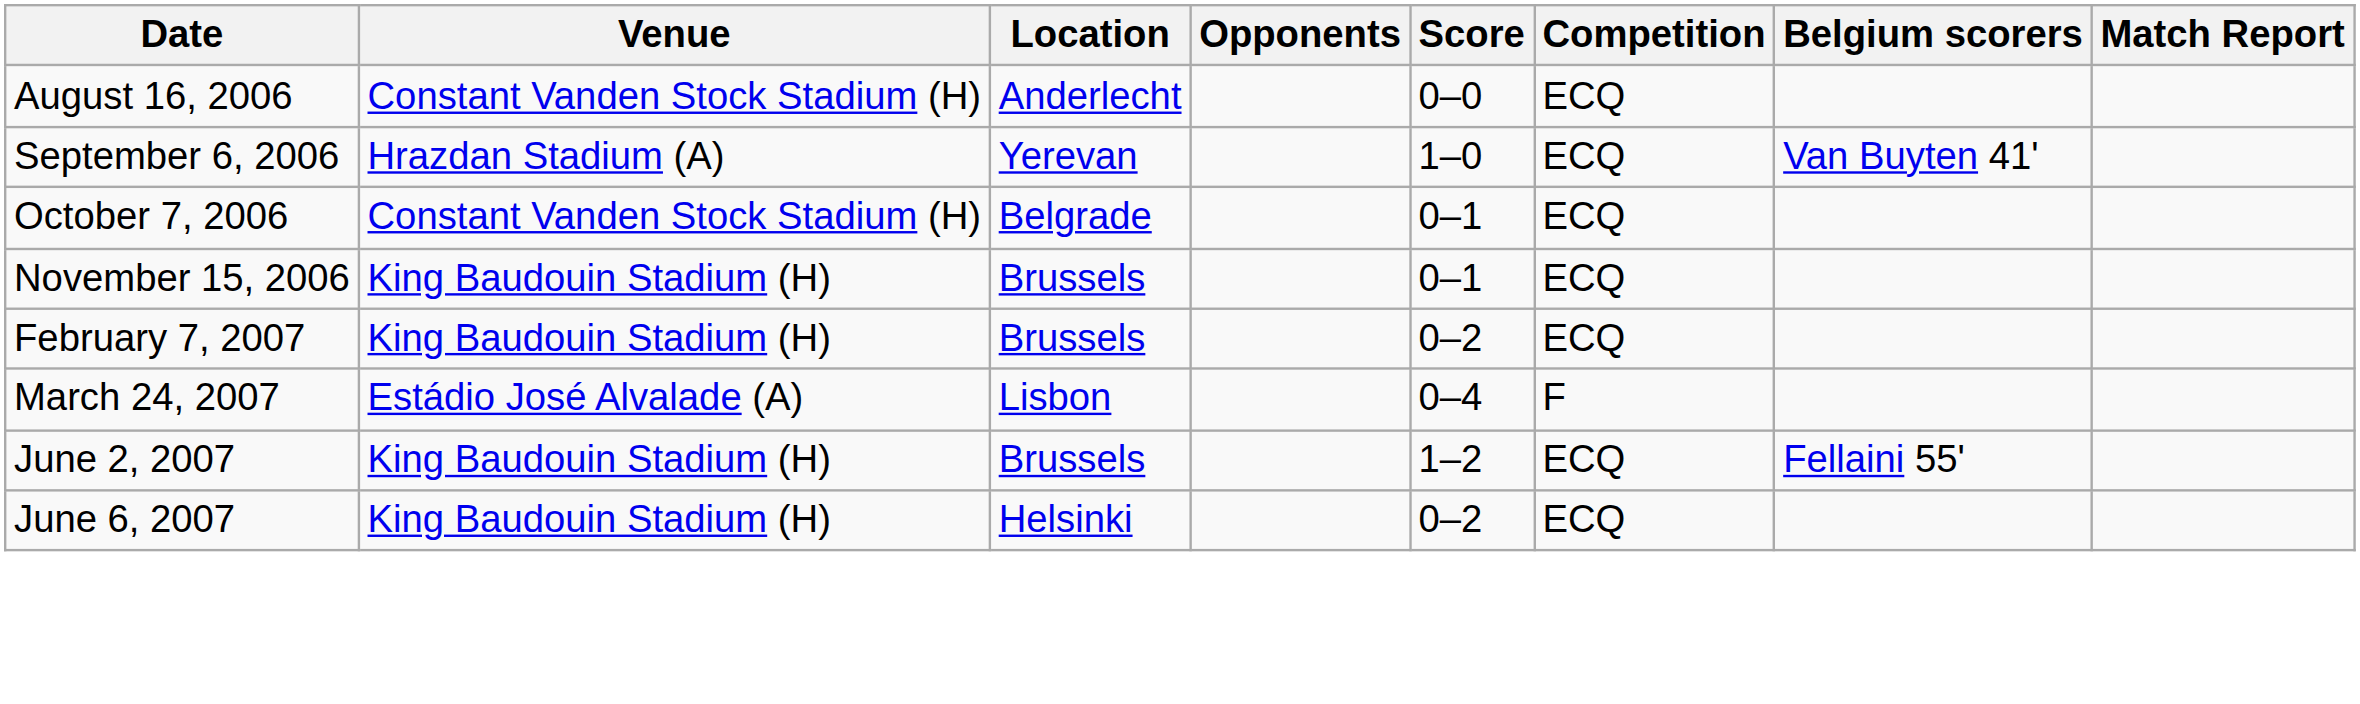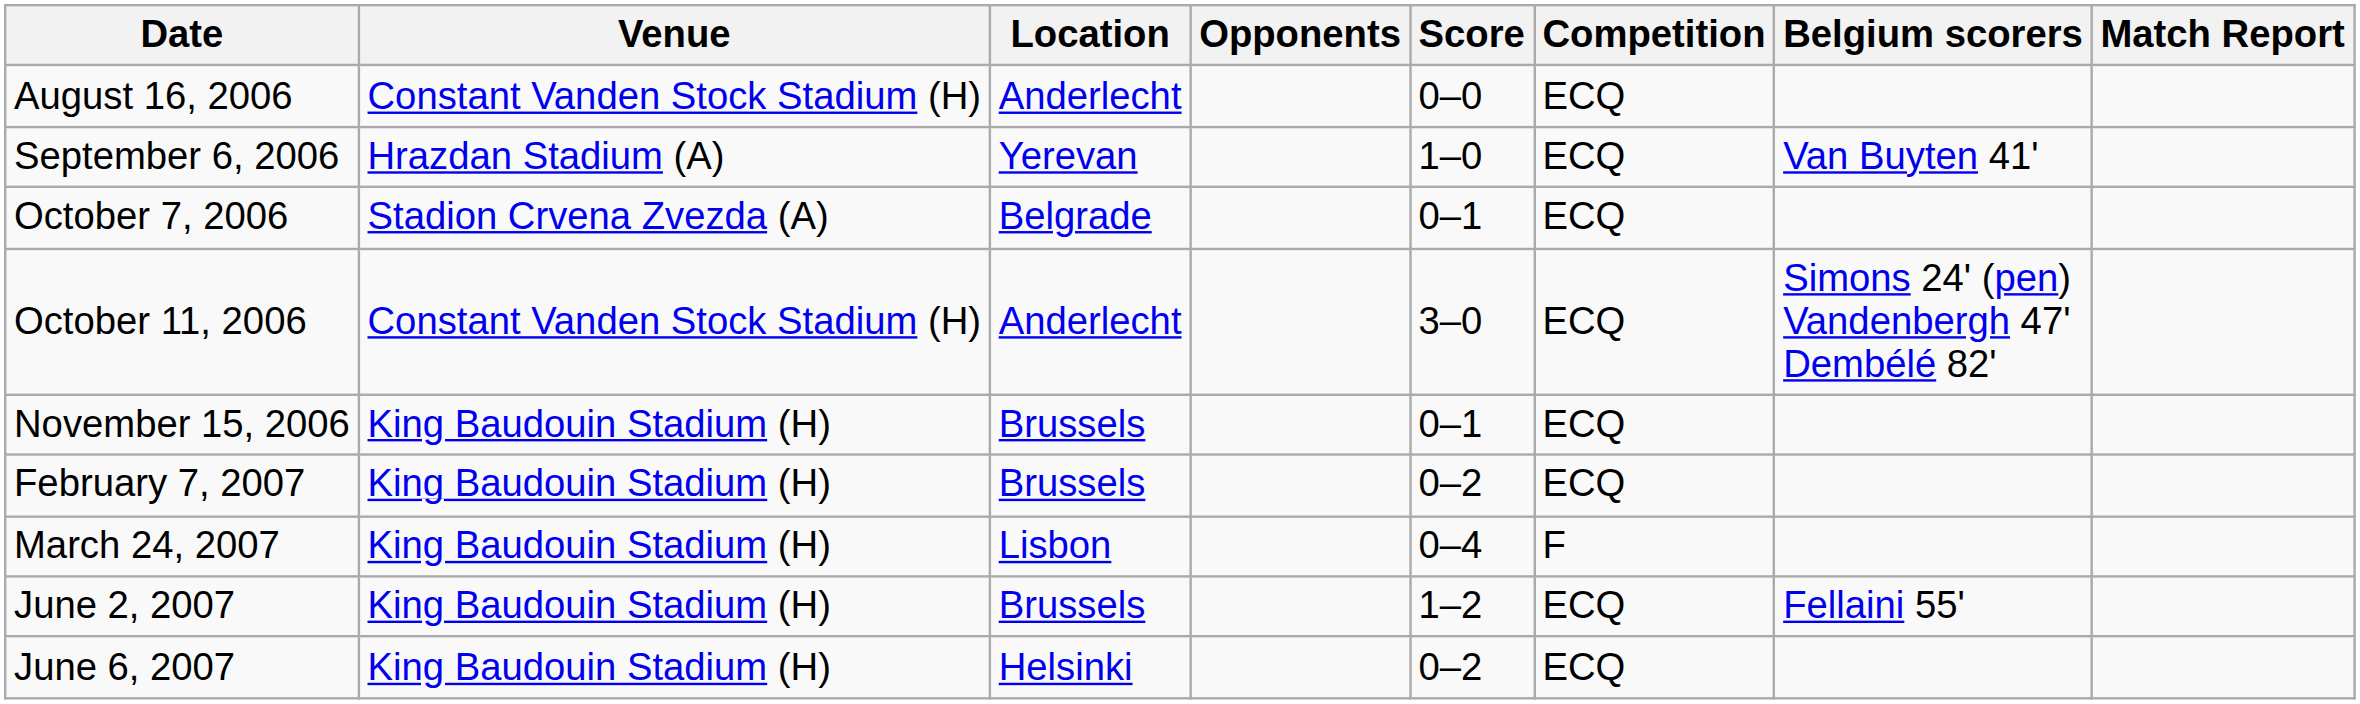(674, 216) Constant Vanden Stock Stadium (H) -> (598, 216) Stadion Crvena Zvezda (A)
+ row: (160, 320)
(585, 398) Estádio José Alvalade (A) -> (599, 545) King Baudouin Stadium (H)
